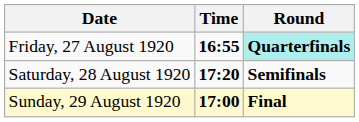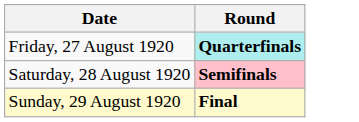- column: (219, 18)
(287, 74) no background -> (238, 74) pink background
